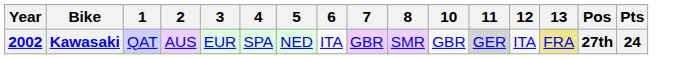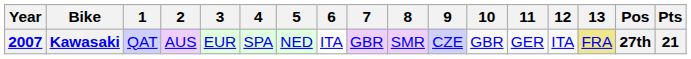+ column: (448, 17)
(25, 41) 2002 -> (25, 41) 2007
(489, 41) lightgrey background -> (527, 41) no background
(632, 41) 24 -> (670, 41) 21
